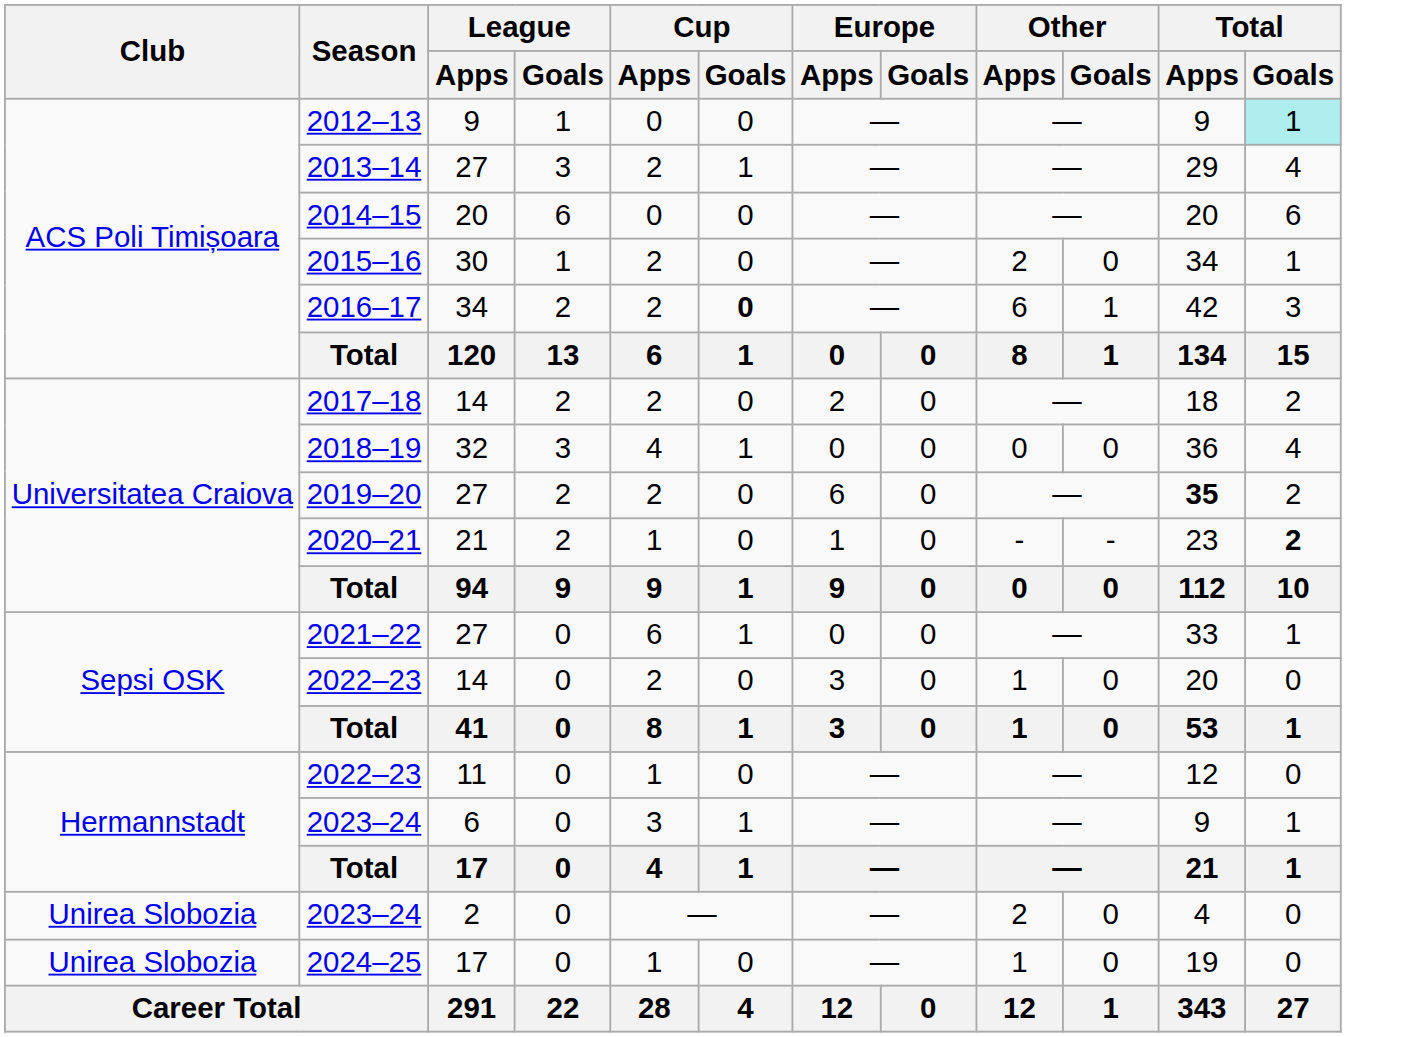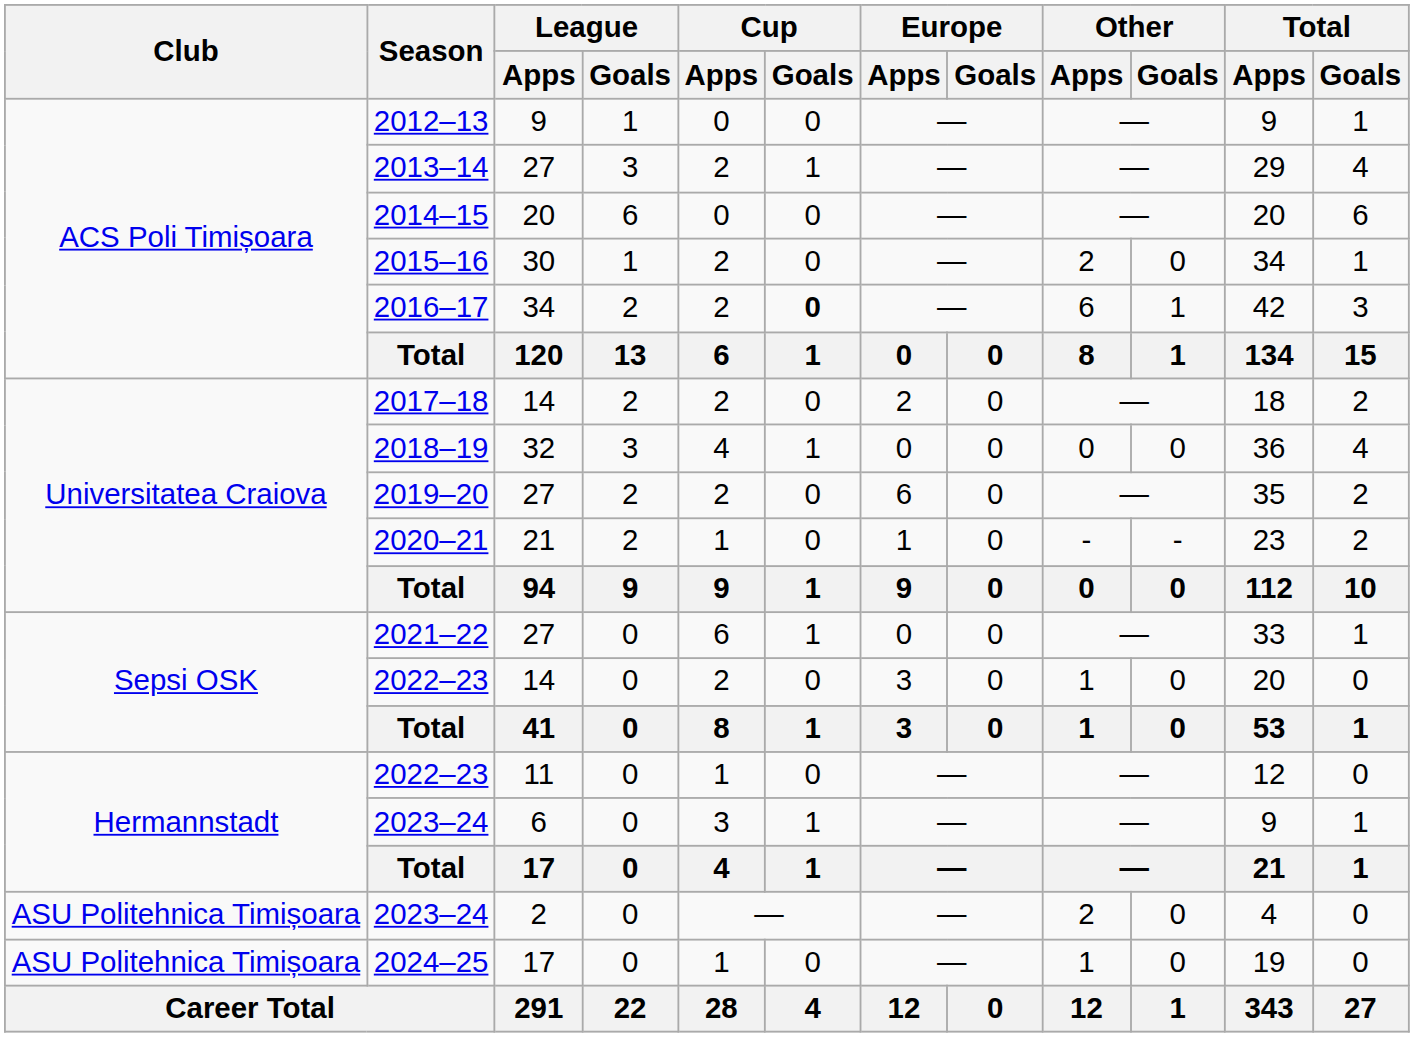(1293, 121) paleturquoise background -> (1360, 121) no background
(1202, 494) bold -> (1269, 494) normal
(1293, 541) bold -> (1360, 541) normal
(152, 914) Unirea Slobozia -> (186, 914) ASU Politehnica Timișoara
(152, 961) Unirea Slobozia -> (186, 961) ASU Politehnica Timișoara
